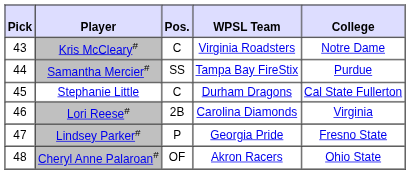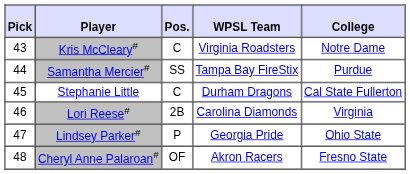(353, 135) Fresno State -> (353, 135) Ohio State
(353, 157) Ohio State -> (353, 157) Fresno State
